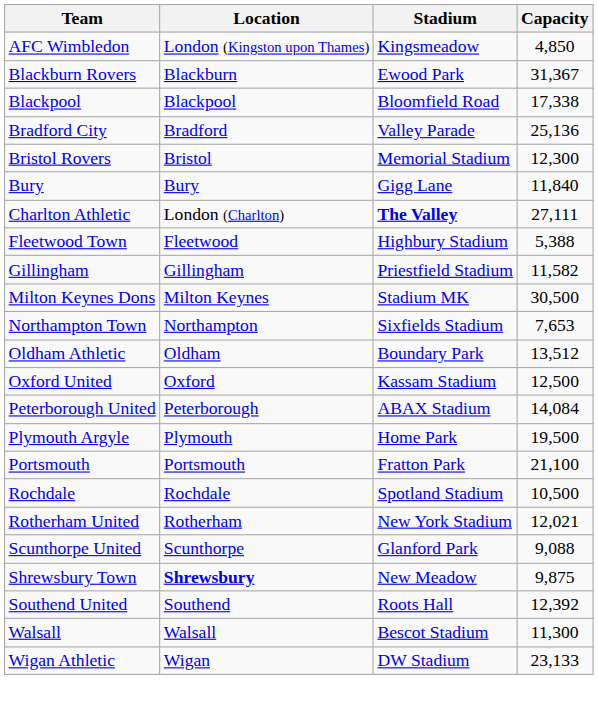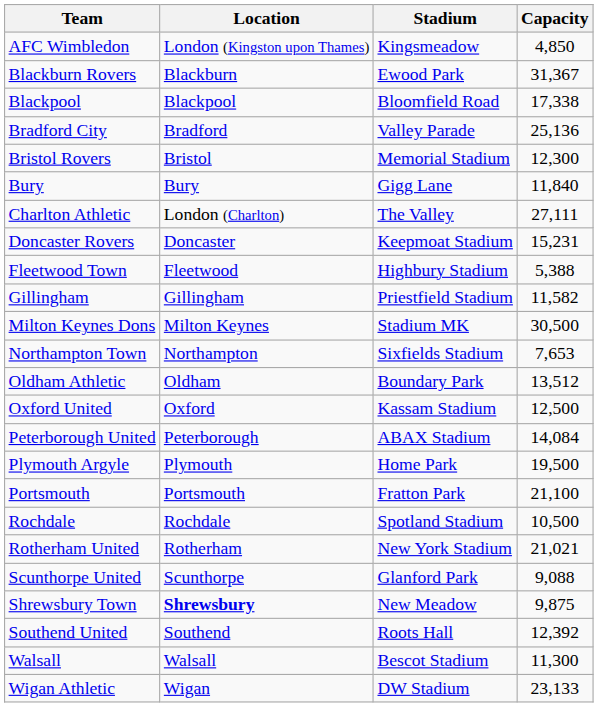(417, 213) bold -> (416, 213) normal
+ row: (71, 241)
(555, 520) 12,021 -> (555, 548) 21,021
